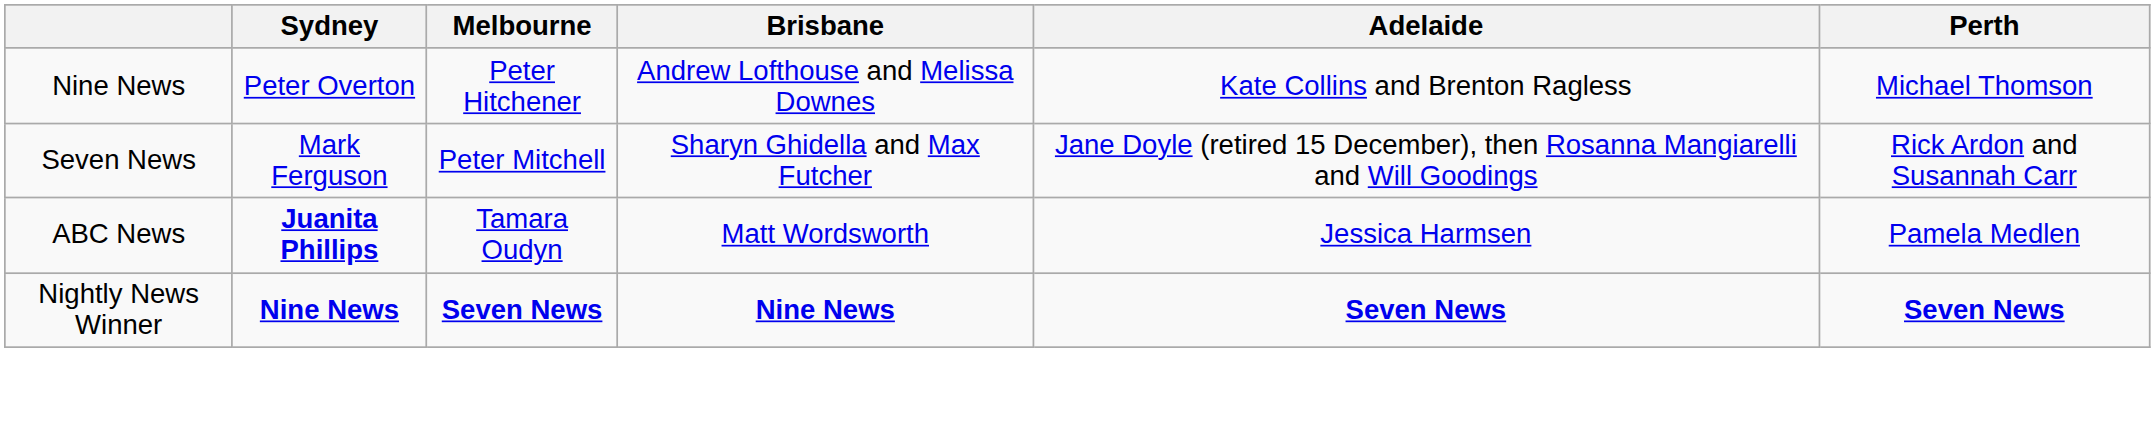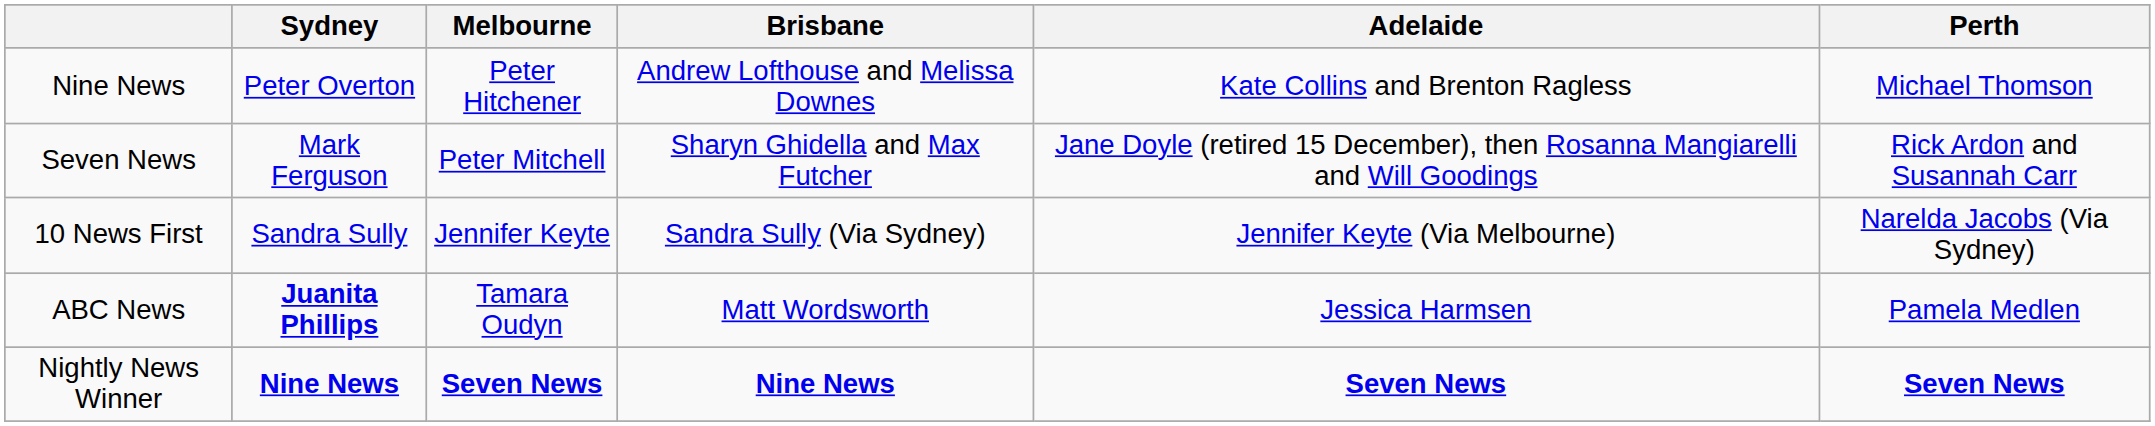+ row: (119, 234)
